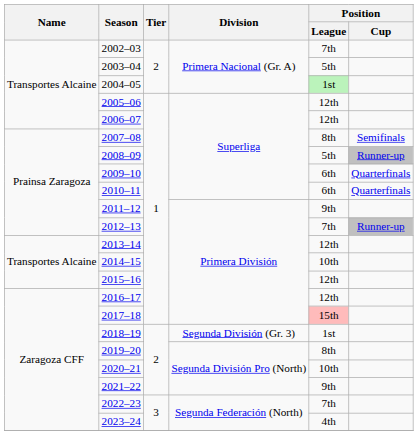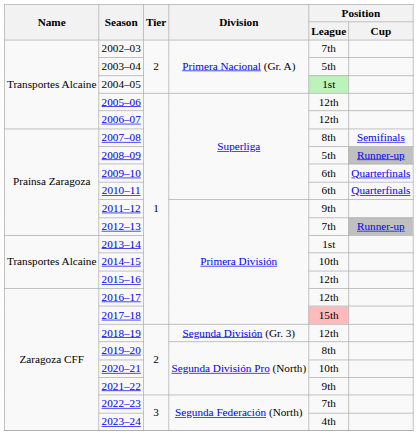(329, 244) 12th -> (329, 244) 1st
(329, 333) 1st -> (329, 333) 12th
